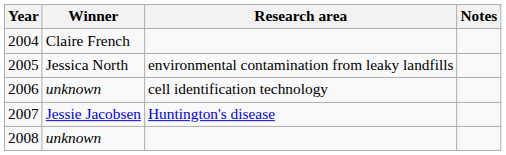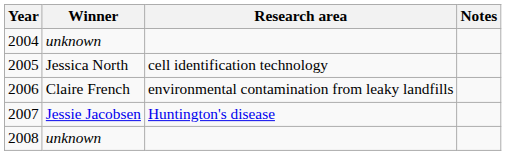(88, 41) Claire French -> (74, 41) unknown
(301, 65) environmental contamination from leaky landfills -> (238, 65) cell identification technology
(74, 89) unknown -> (88, 89) Claire French
(238, 89) cell identification technology -> (301, 89) environmental contamination from leaky landfills
